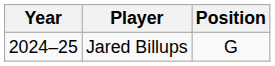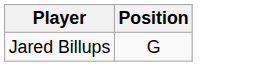- column: (43, 18)
